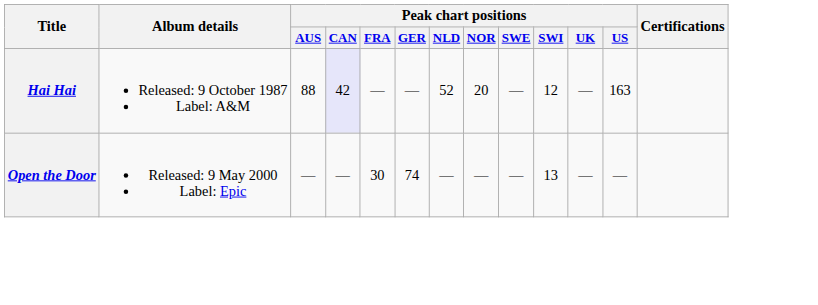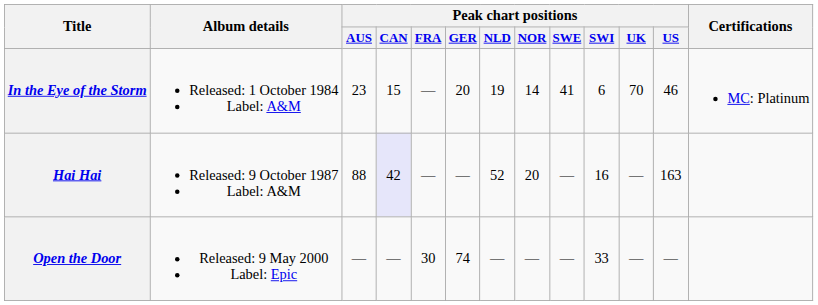+ row: (77, 90)
(551, 90) 12 -> (602, 174) 16
(551, 174) 13 -> (602, 258) 33
